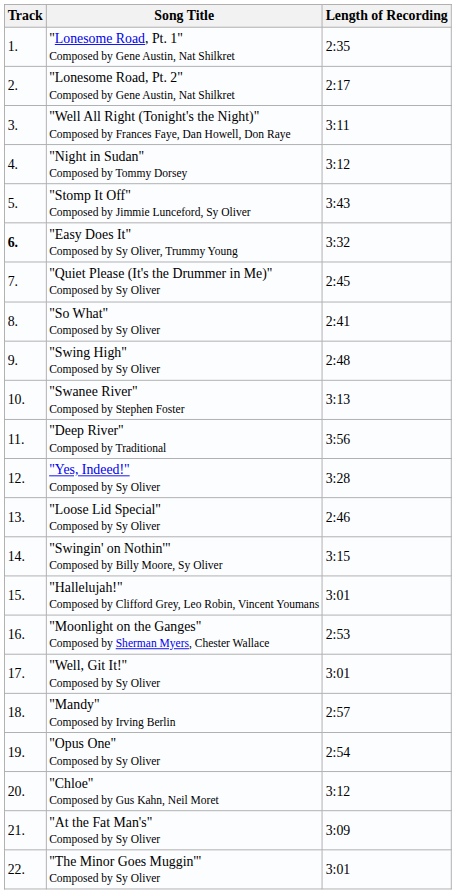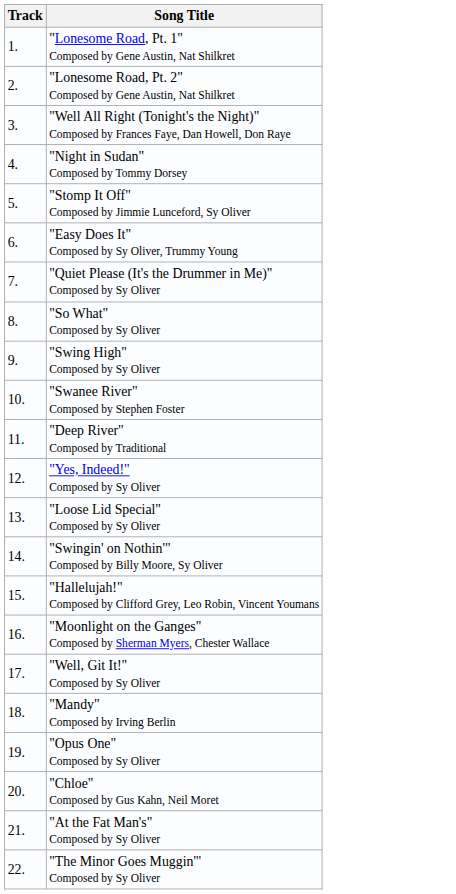- column: (387, 16)
(13, 243) bold -> (13, 243) normal
